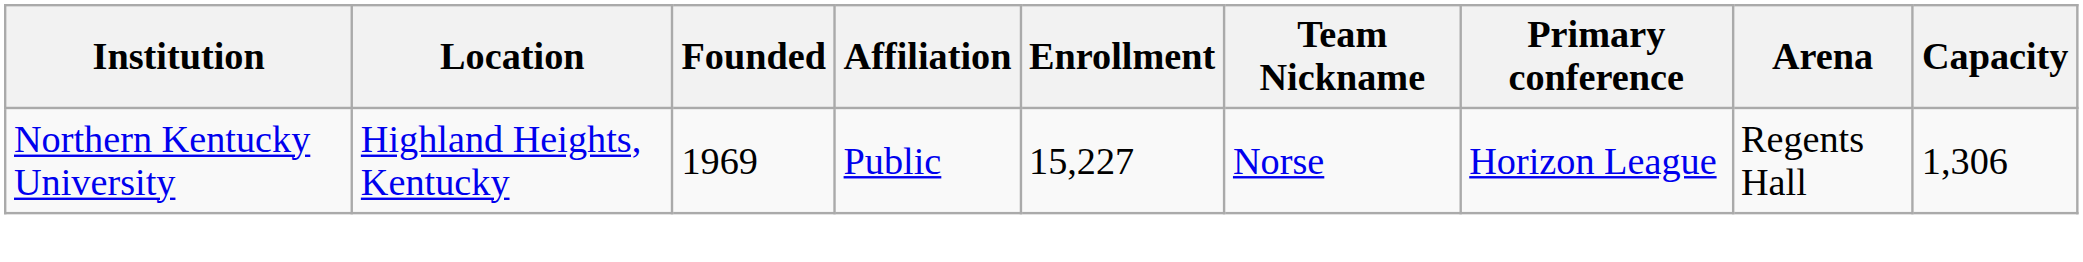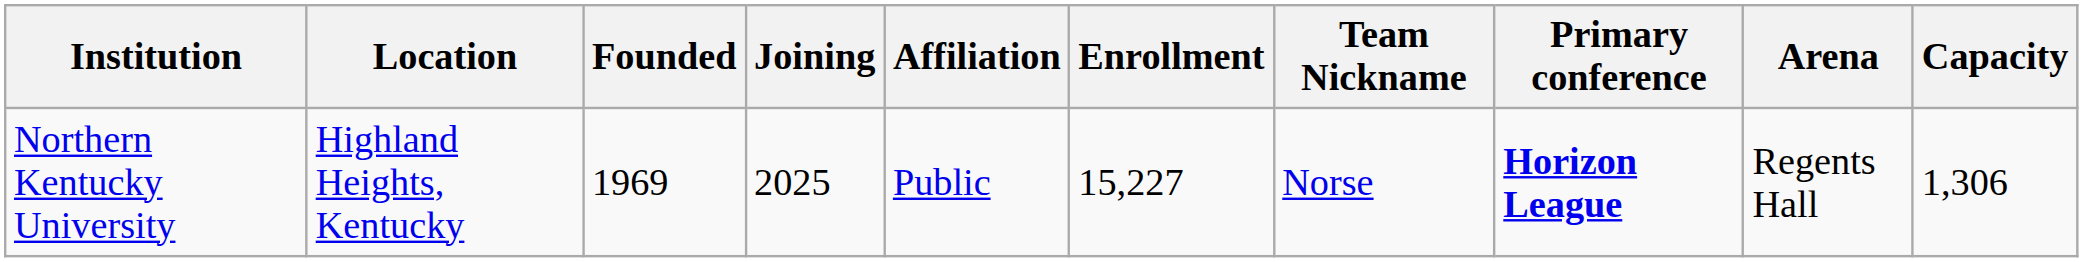+ column: (815, 56)
(1593, 159) normal -> (1570, 181) bold
